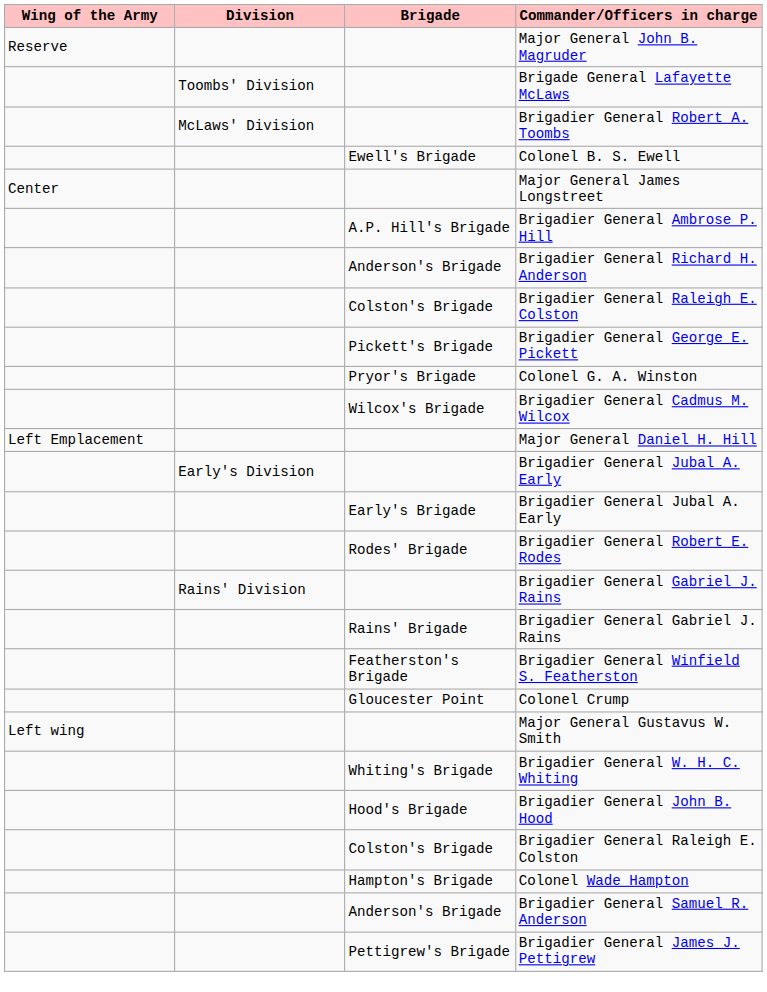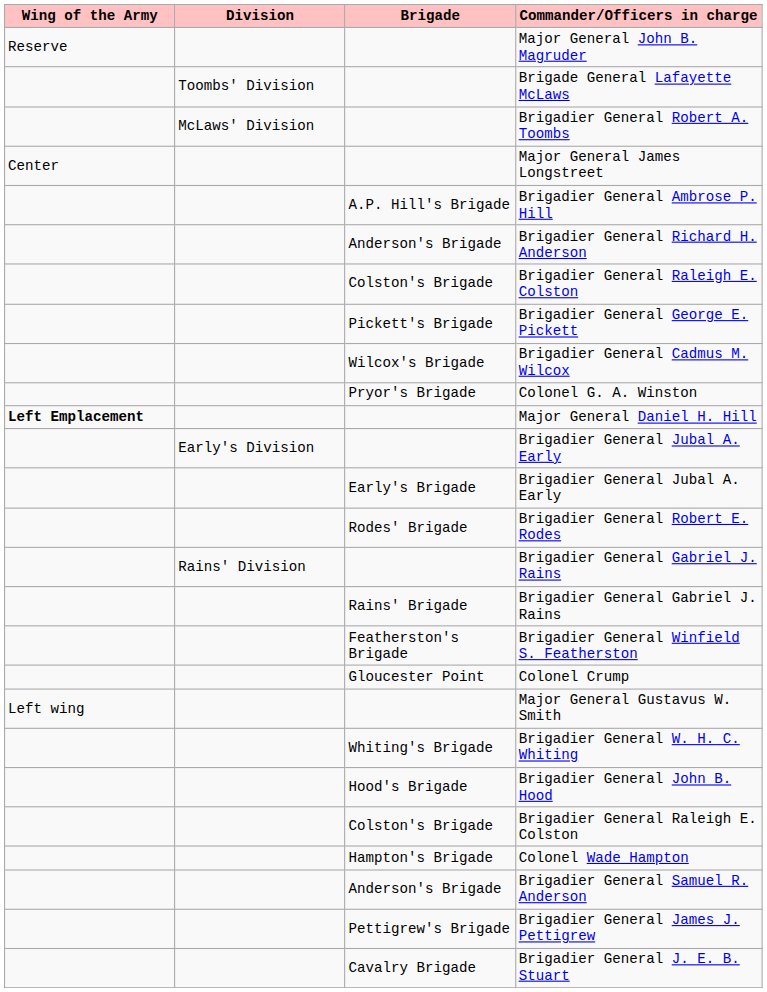- row: (412, 158)
rows swapped: (416, 409) <-> (412, 378)
(76, 440) normal -> (76, 417) bold
+ row: (412, 968)
